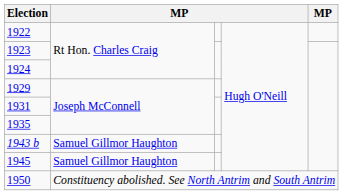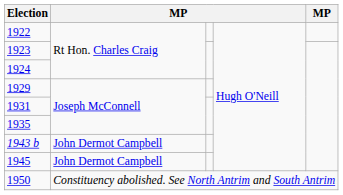(115, 143) Samuel Gillmor Haughton -> (108, 143) John Dermot Campbell
(115, 161) Samuel Gillmor Haughton -> (108, 161) John Dermot Campbell
